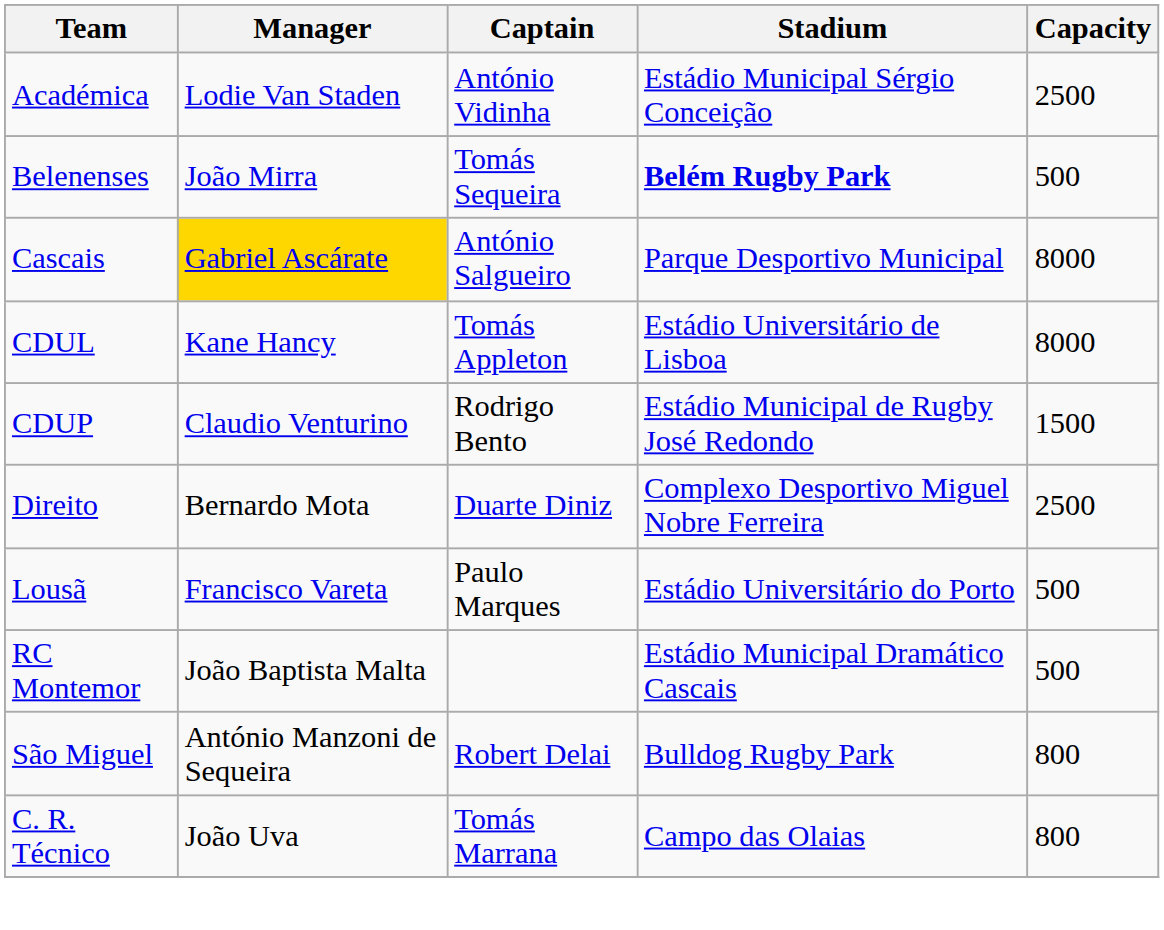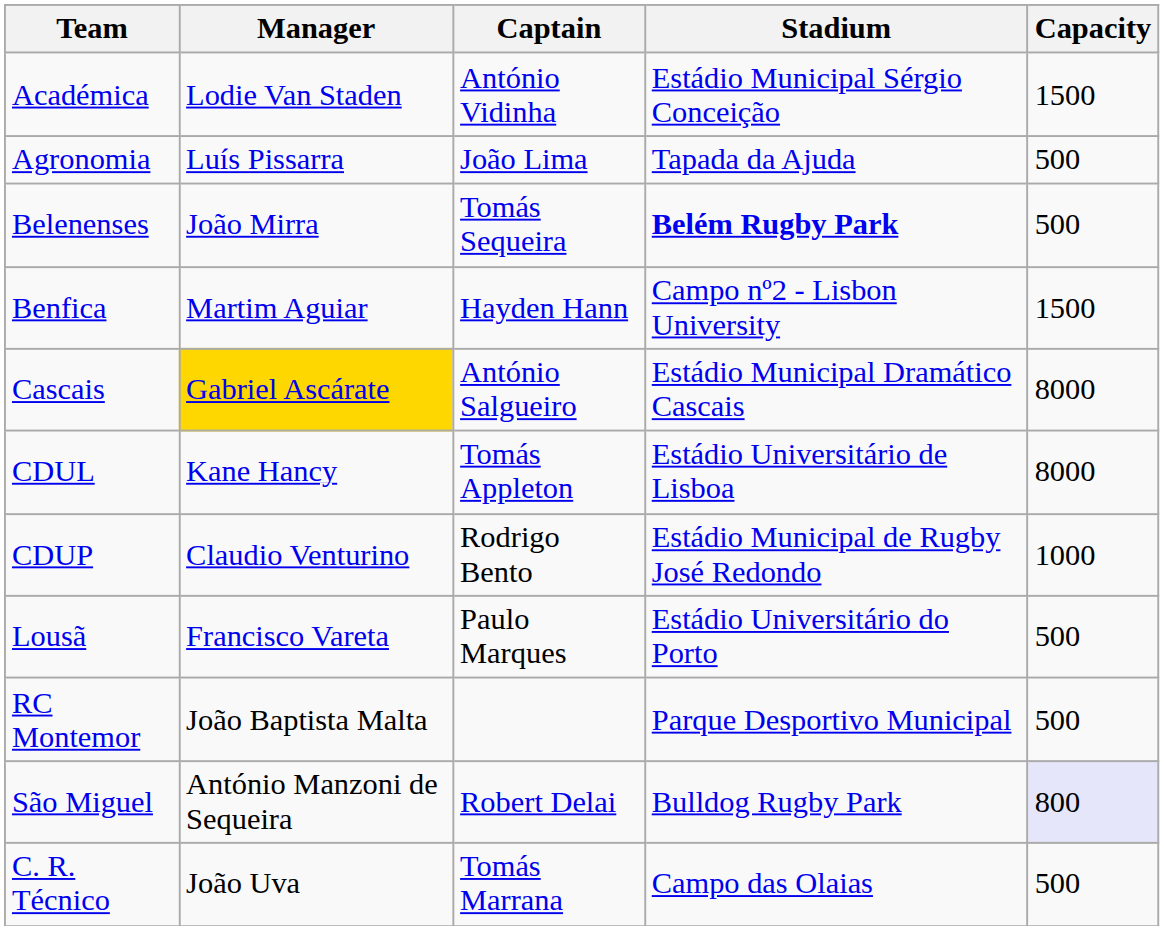(1065, 93) 2500 -> (1065, 93) 1500
+ row: (81, 159)
+ row: (59, 306)
(824, 258) Parque Desportivo Municipal -> (832, 389) Estádio Municipal Dramático Cascais
(1065, 423) 1500 -> (1065, 554) 1000
- row: (55, 505)
(824, 670) Estádio Municipal Dramático Cascais -> (832, 719) Parque Desportivo Municipal
(1057, 753) no background -> (1057, 801) lavender background
(1057, 835) 800 -> (1057, 883) 500
